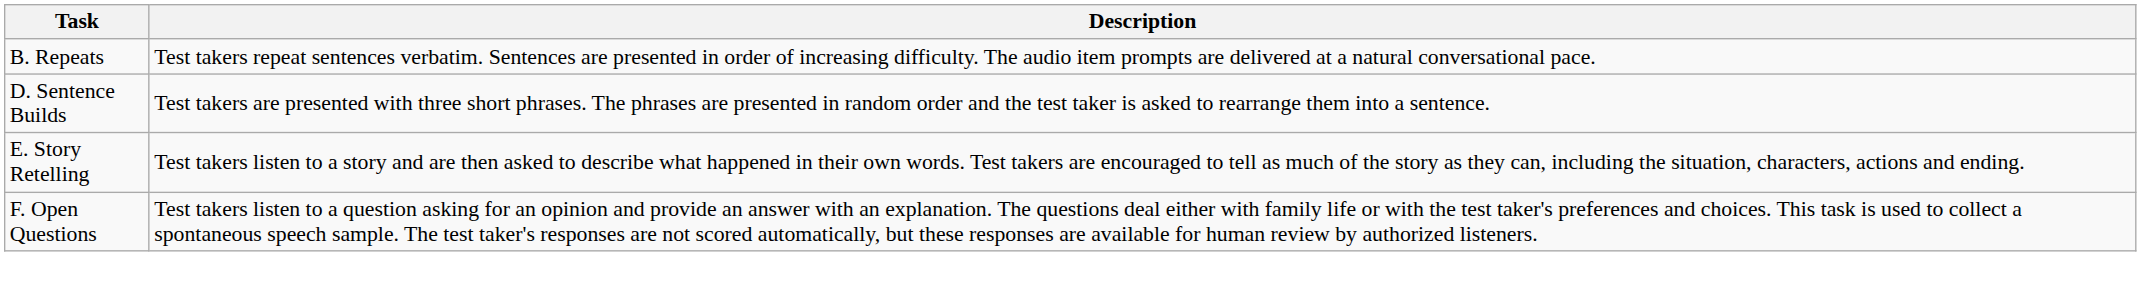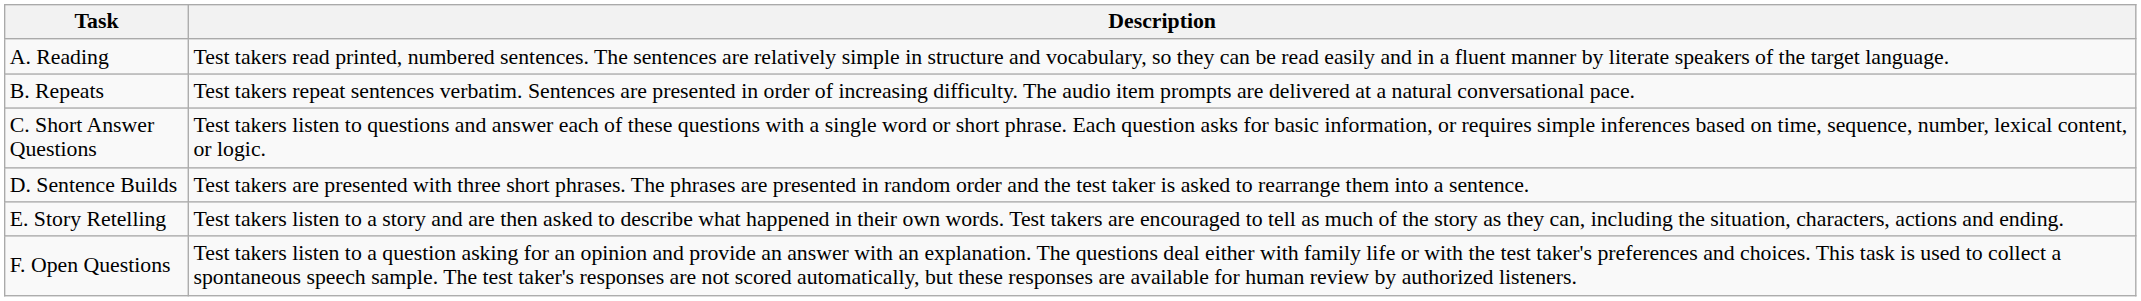+ row: (59, 56)
+ row: (82, 137)
